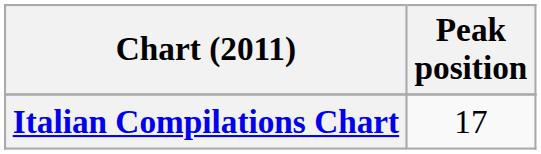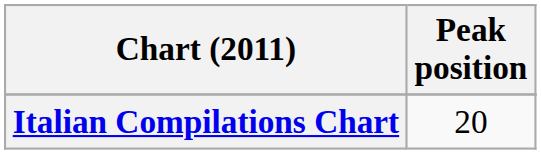(471, 121) 17 -> (471, 121) 20
